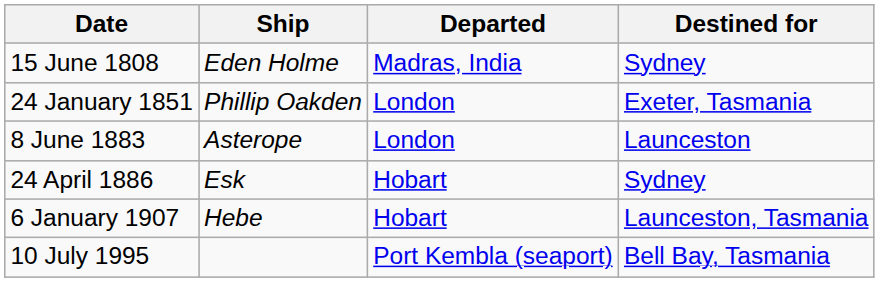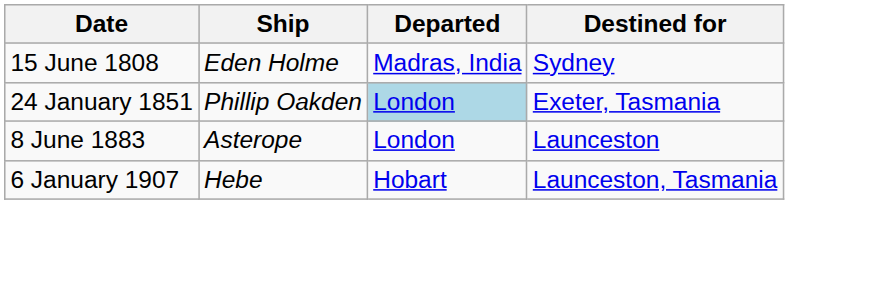(414, 101) no background -> (414, 101) lightblue background
- row: (82, 179)
- row: (80, 256)
